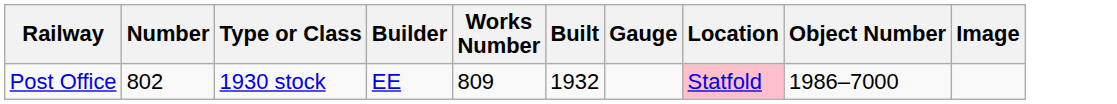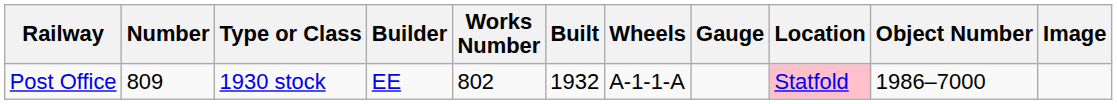+ column: (648, 34)
(145, 81) 802 -> (145, 81) 809
(476, 81) 809 -> (476, 81) 802
